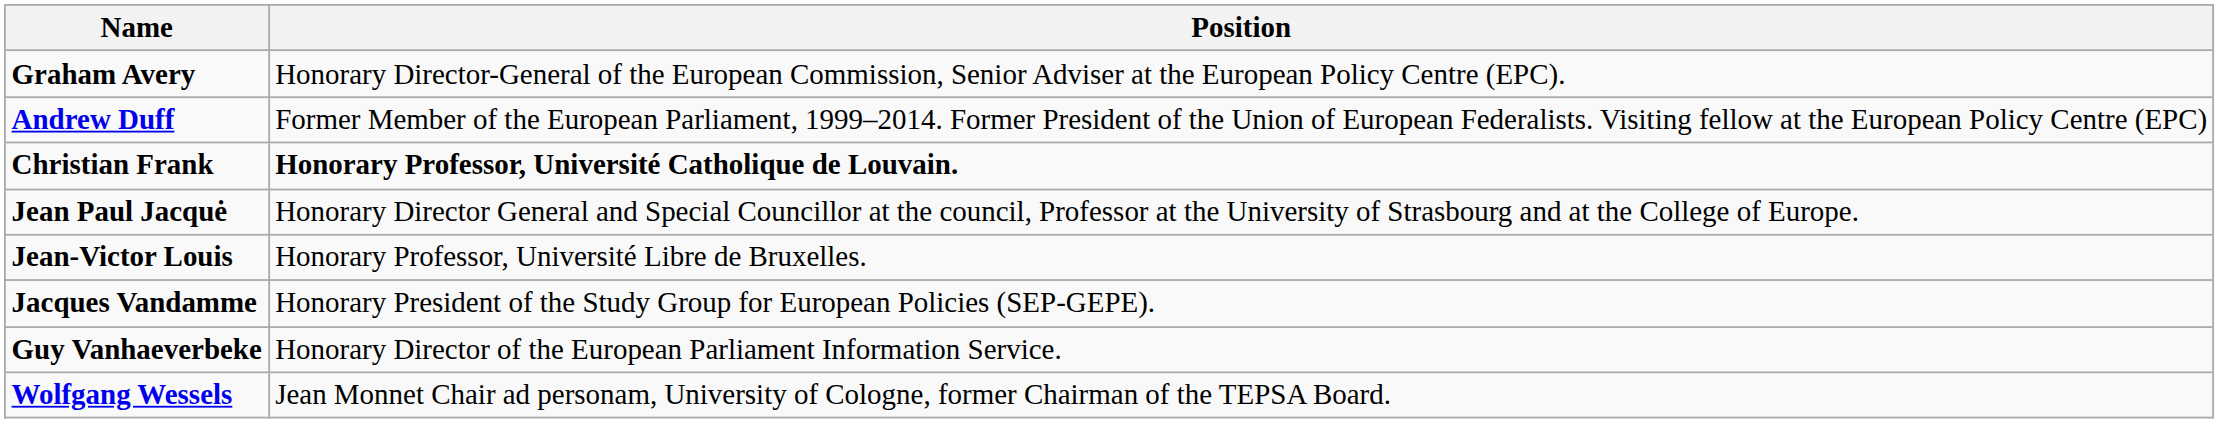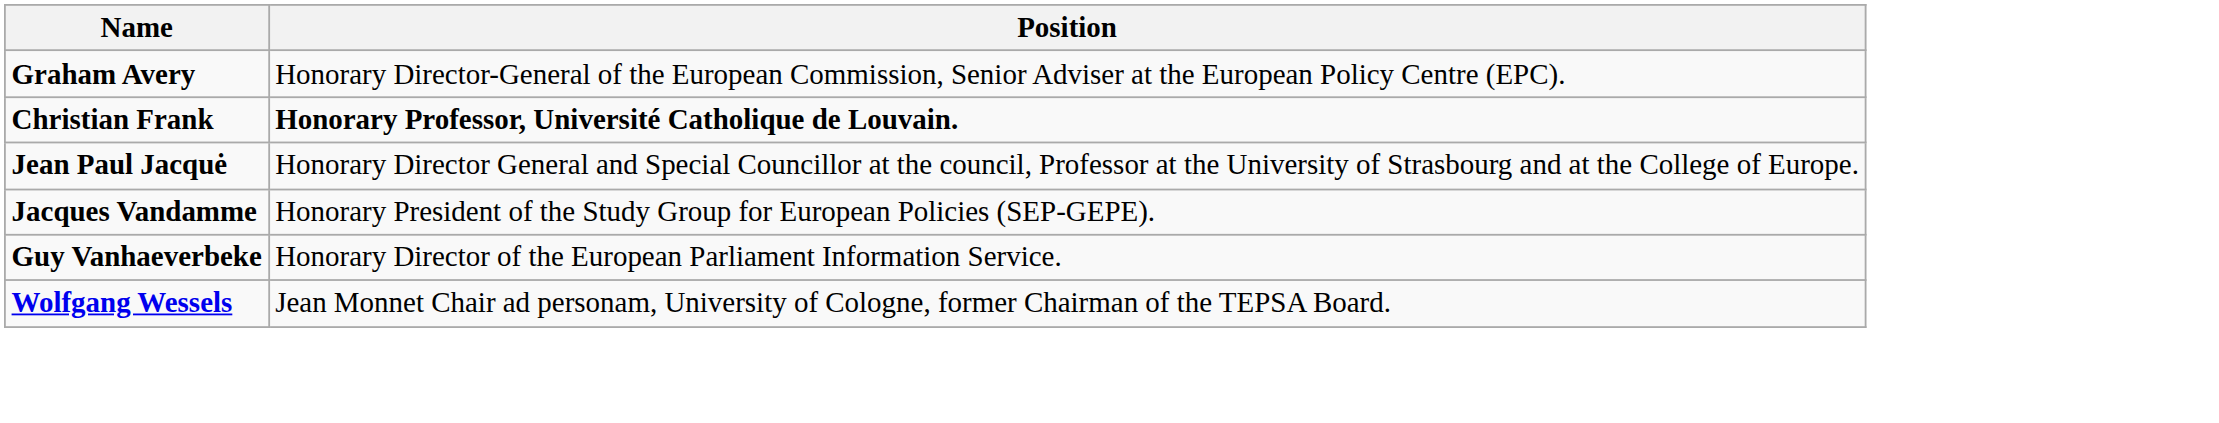- row: (93, 119)
- row: (122, 257)
